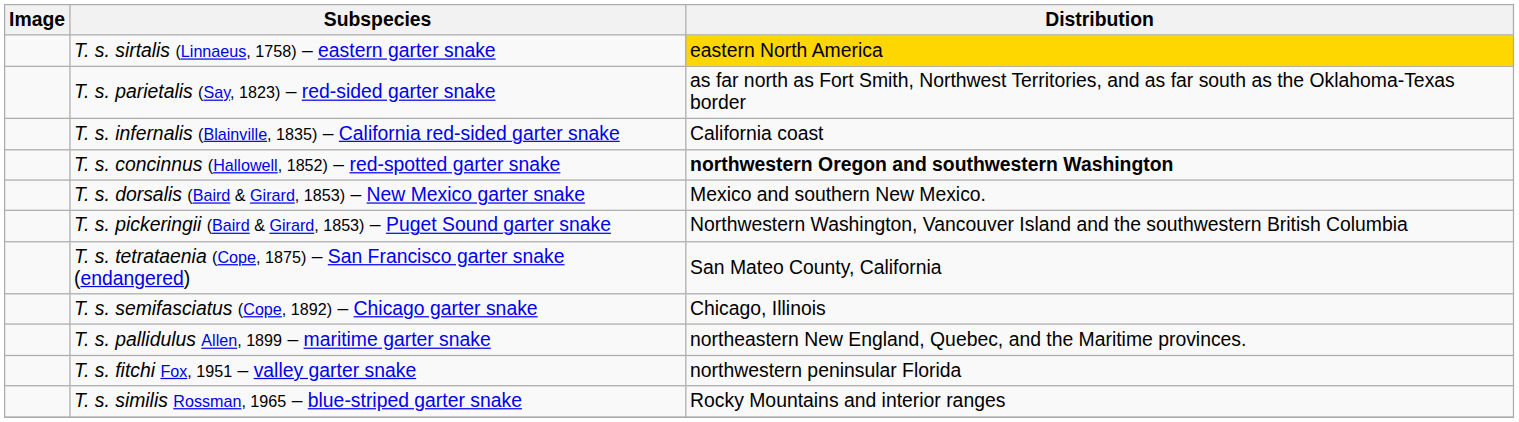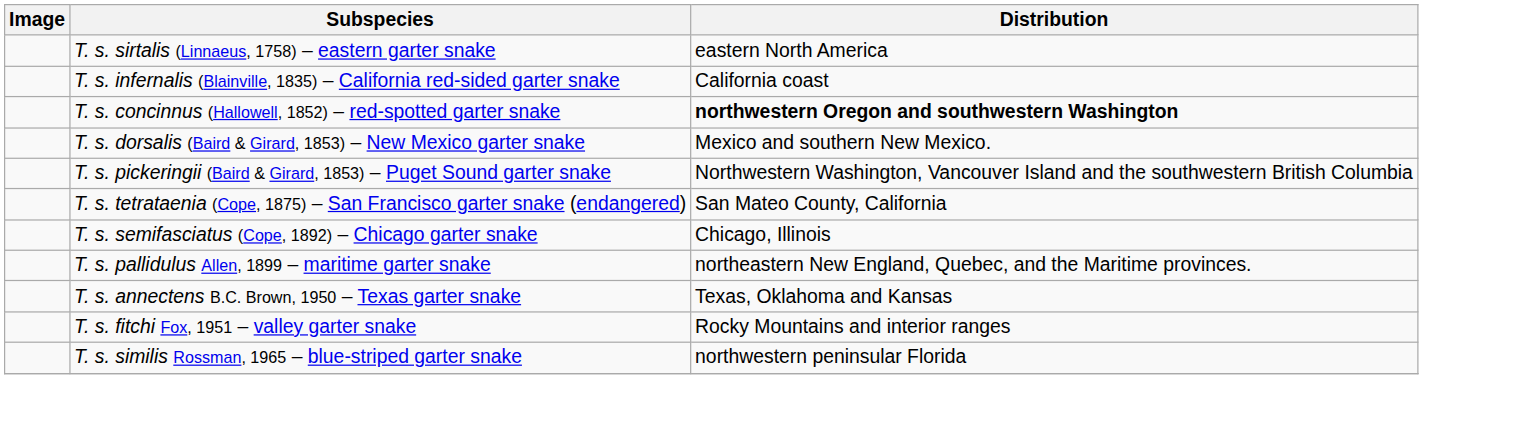(786, 50) gold background -> (791, 50) no background
- row: (285, 92)
+ row: (298, 296)
(826, 370) northwestern peninsular Florida -> (853, 326) Rocky Mountains and interior ranges
(848, 401) Rocky Mountains and interior ranges -> (831, 357) northwestern peninsular Florida
